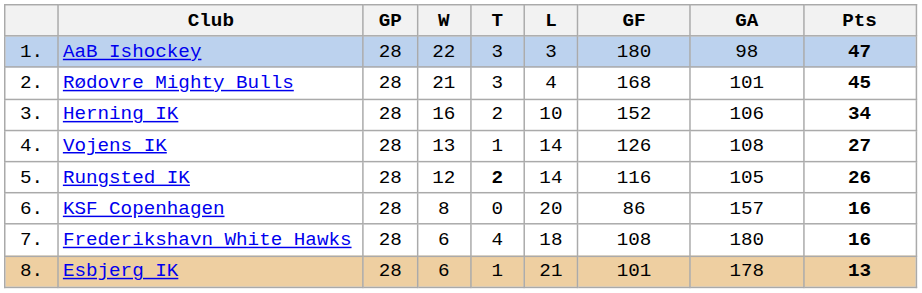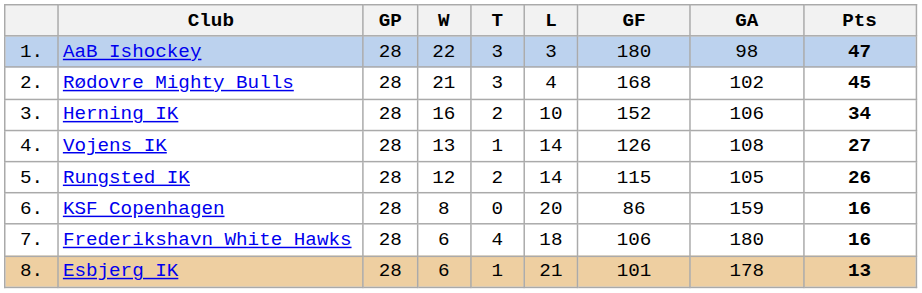(747, 83) 101 -> (747, 83) 102
(497, 177) bold -> (497, 177) normal
(634, 177) 116 -> (634, 177) 115
(747, 209) 157 -> (747, 209) 159
(634, 240) 108 -> (634, 240) 106
